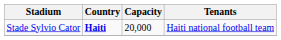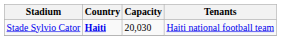(138, 27) 20,000 -> (138, 27) 20,030
